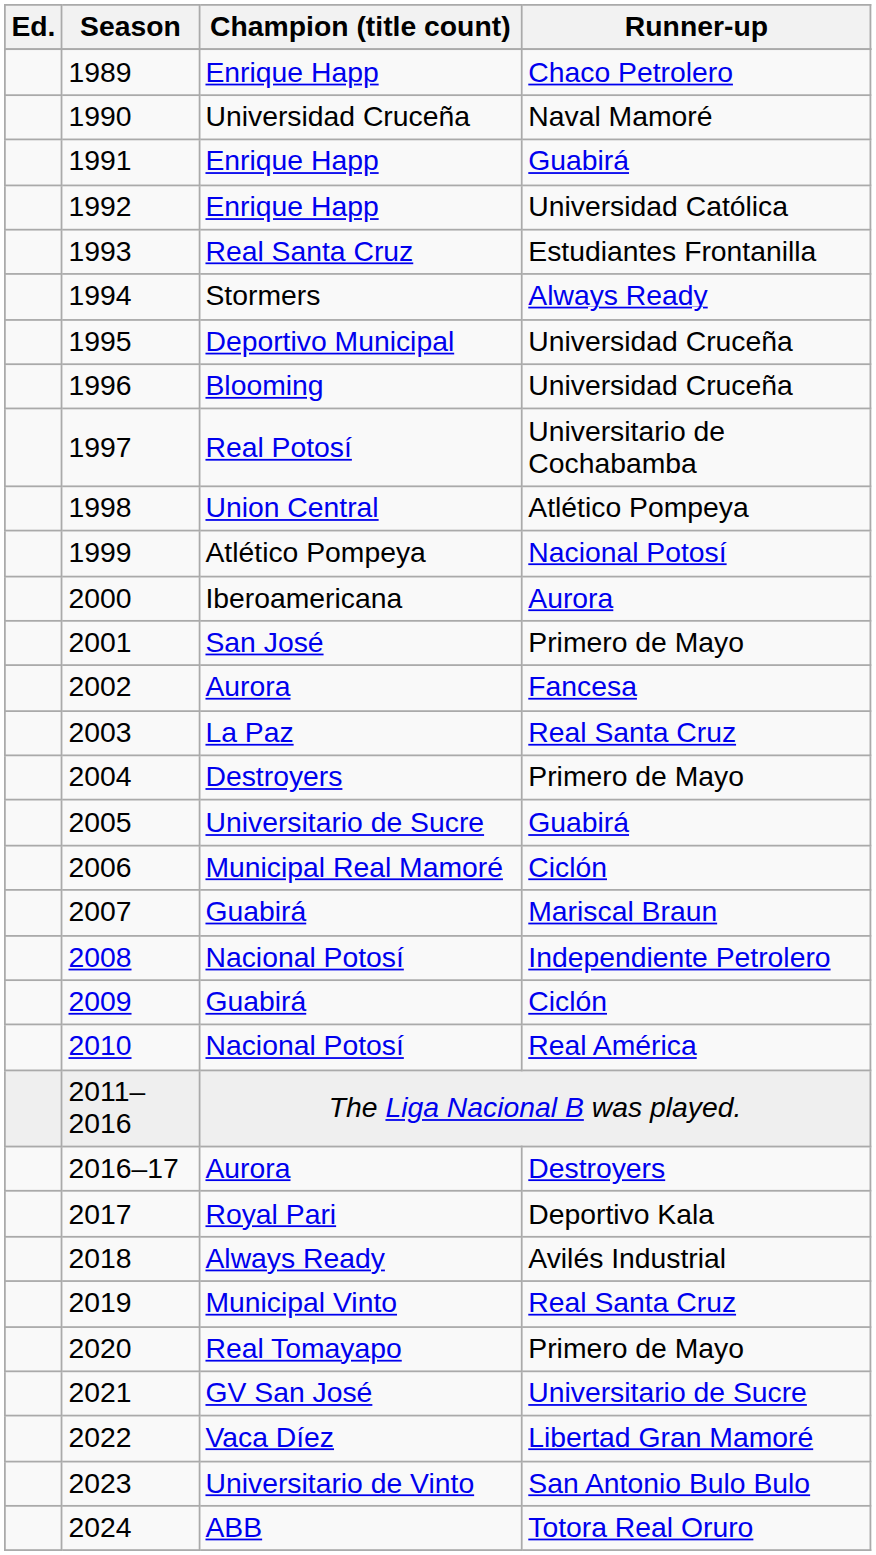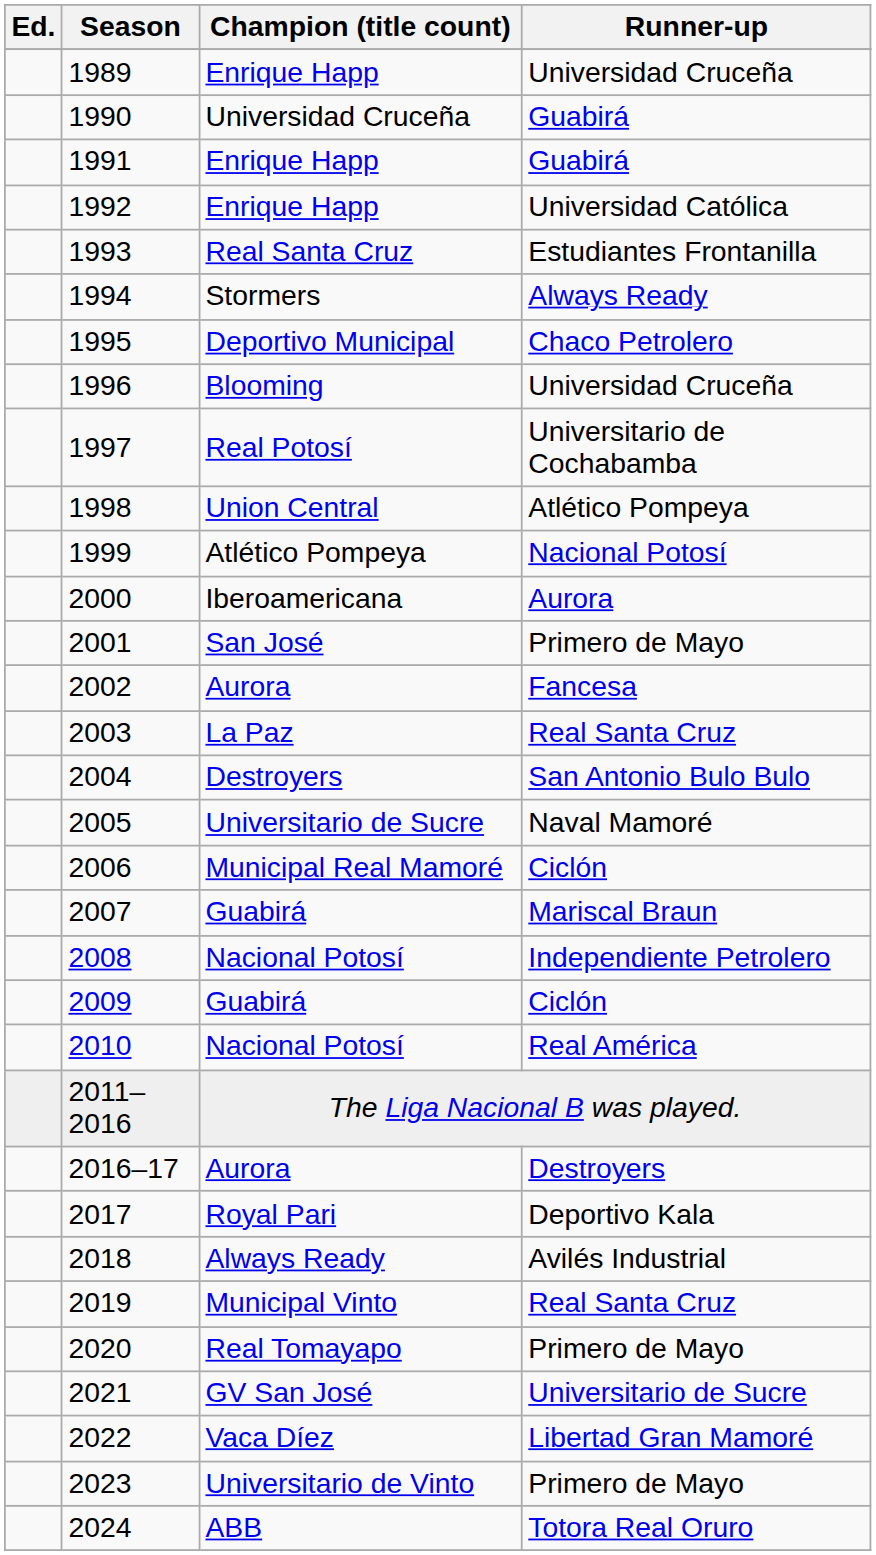(631, 71) Chaco Petrolero -> (661, 71) Universidad Cruceña
(620, 116) Naval Mamoré -> (579, 116) Guabirá
(661, 341) Universidad Cruceña -> (631, 341) Chaco Petrolero
(636, 777) Primero de Mayo -> (669, 777) San Antonio Bulo Bulo
(579, 822) Guabirá -> (620, 822) Naval Mamoré
(669, 1483) San Antonio Bulo Bulo -> (636, 1483) Primero de Mayo
